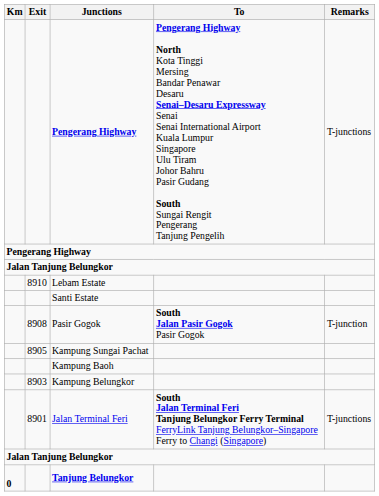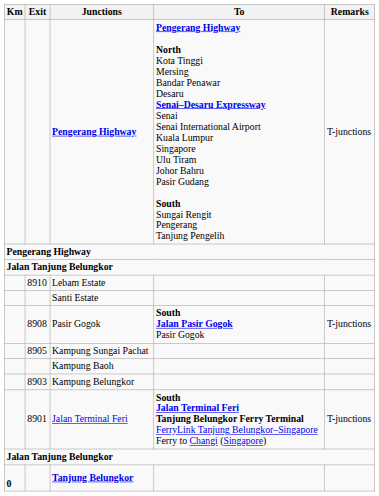(347, 324) T-junction -> (349, 324) T-junctions
